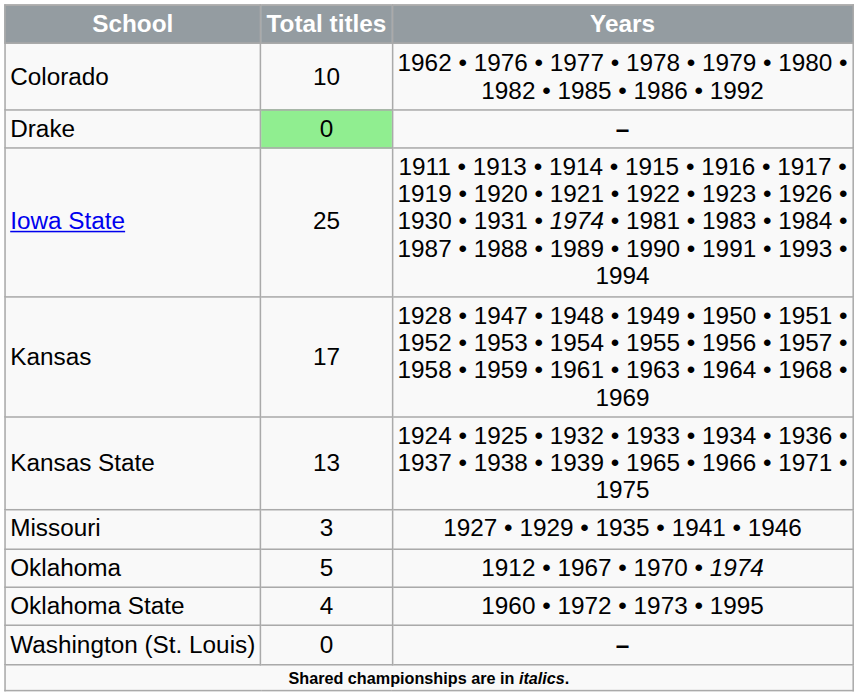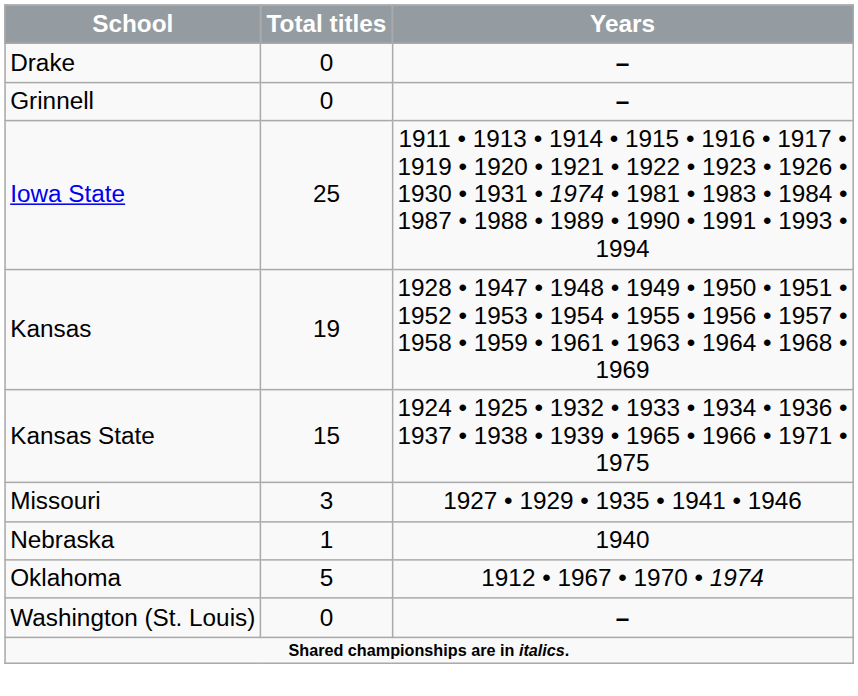- row: (60, 76)
(326, 128) lightgreen background -> (326, 62) no background
+ row: (52, 101)
(326, 356) 17 -> (326, 328) 19
(326, 463) 13 -> (326, 435) 15
+ row: (62, 540)
- row: (97, 606)
